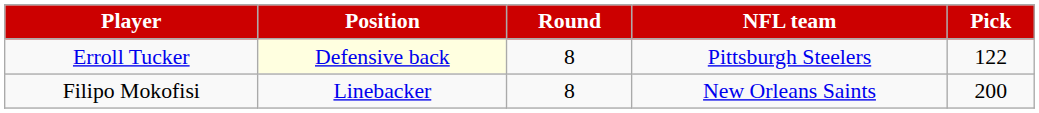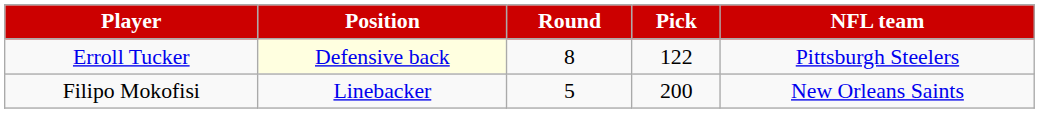columns swapped: (991, 21) <-> (790, 21)
(570, 90) 8 -> (570, 90) 5
